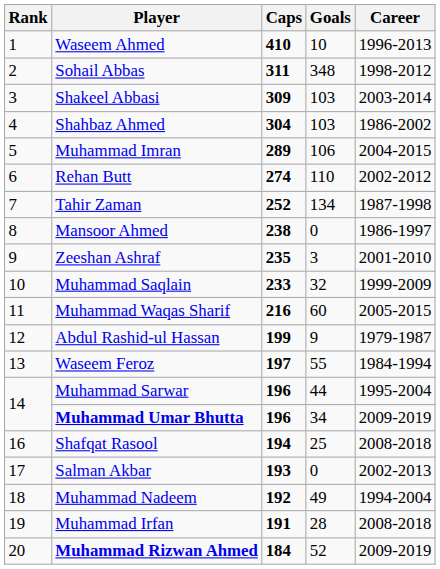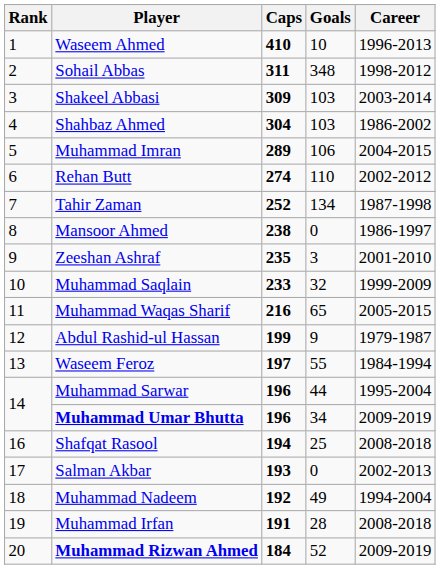(318, 310) 60 -> (318, 310) 65
